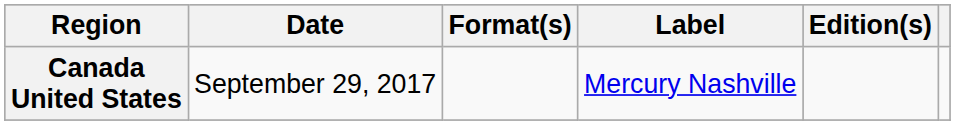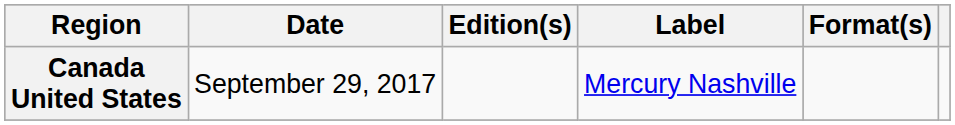columns swapped: (510, 25) <-> (870, 25)
